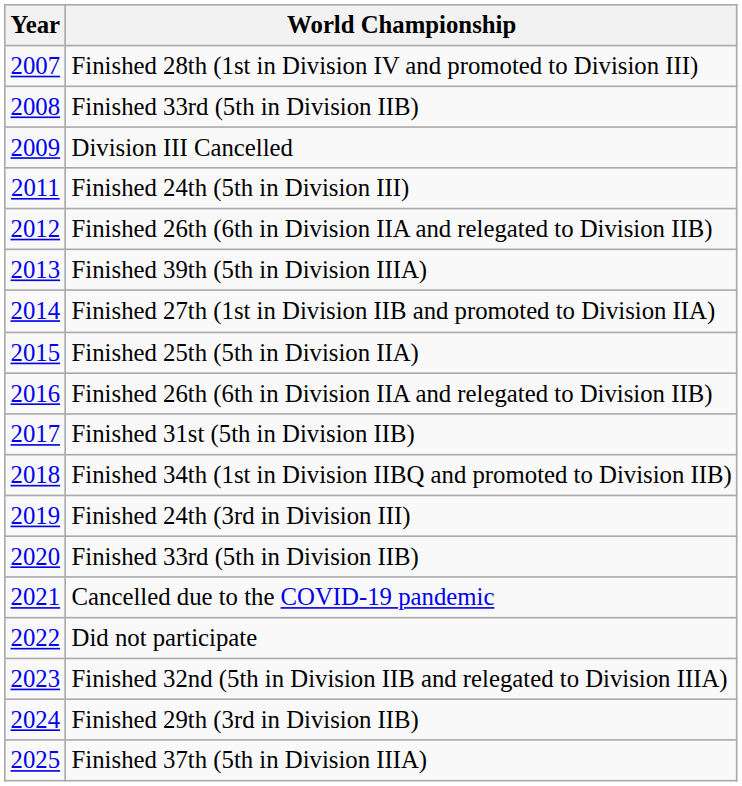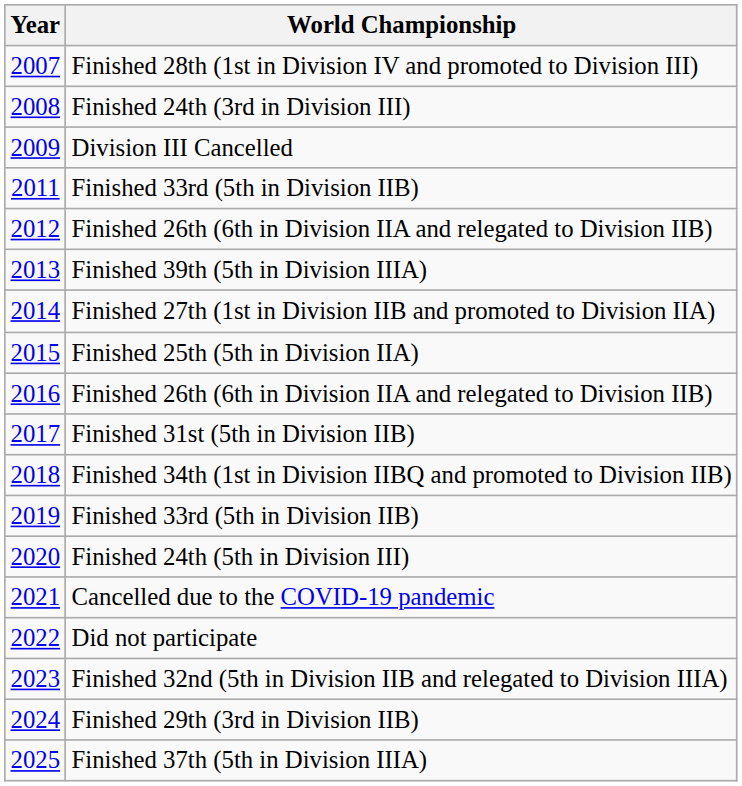(245, 106) Finished 33rd (5th in Division IIB) -> (241, 106) Finished 24th (3rd in Division III)
(240, 188) Finished 24th (5th in Division III) -> (245, 188) Finished 33rd (5th in Division IIB)
(241, 515) Finished 24th (3rd in Division III) -> (245, 515) Finished 33rd (5th in Division IIB)
(245, 556) Finished 33rd (5th in Division IIB) -> (240, 556) Finished 24th (5th in Division III)
